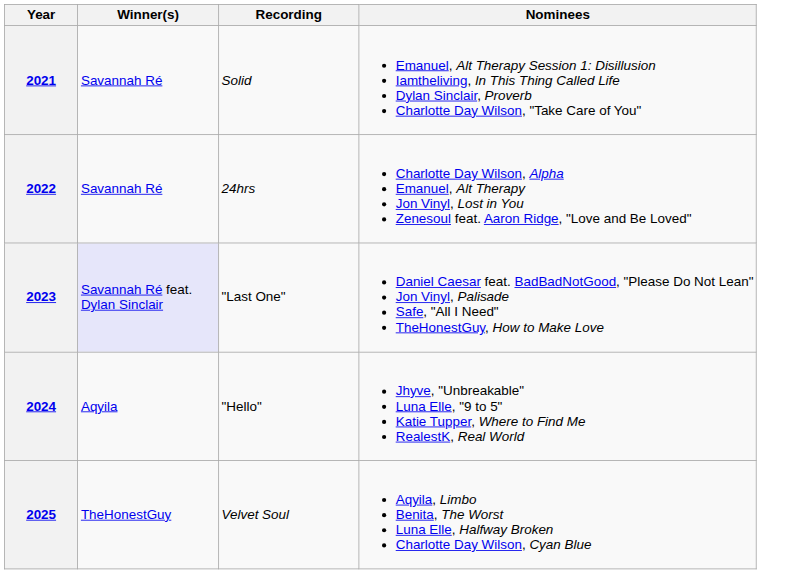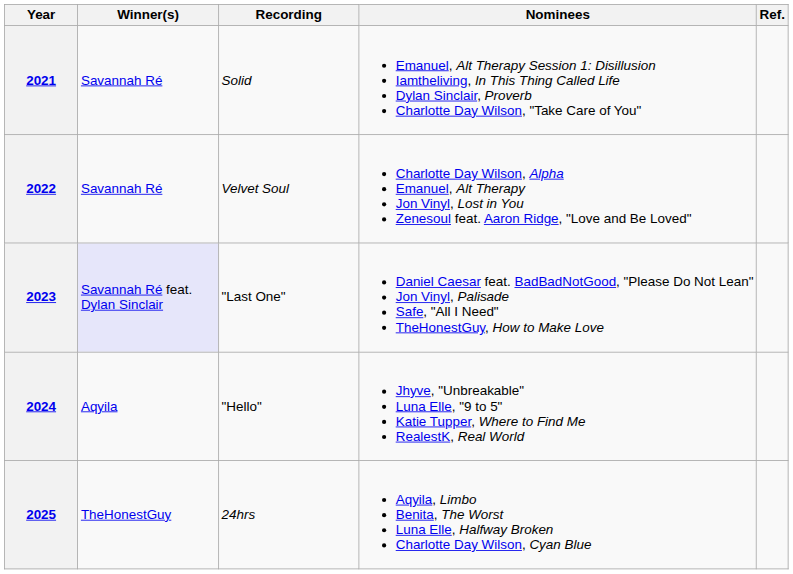+ column: (772, 15)
(238, 188) 24hrs -> (255, 188) Velvet Soul
(255, 514) Velvet Soul -> (238, 514) 24hrs
